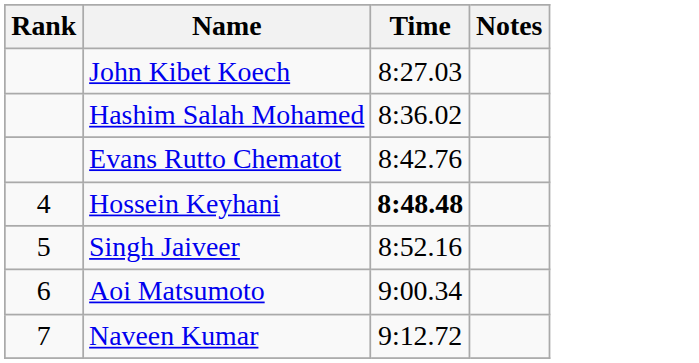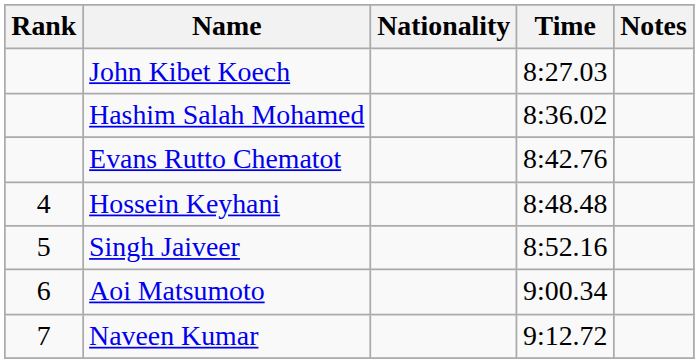+ column: (444, 26)
(420, 203) bold -> (565, 203) normal
